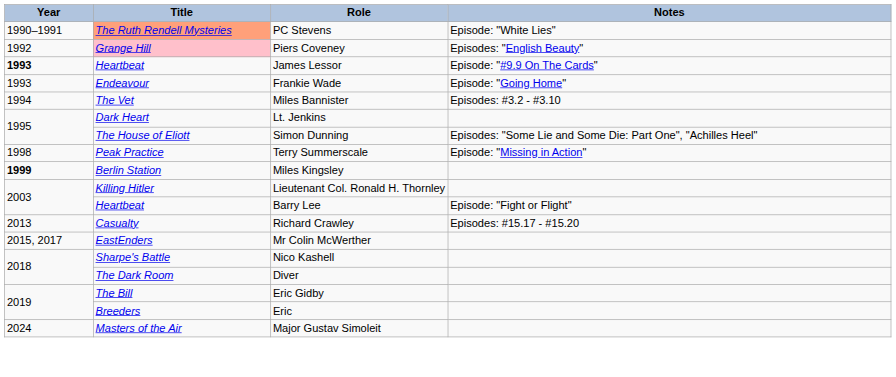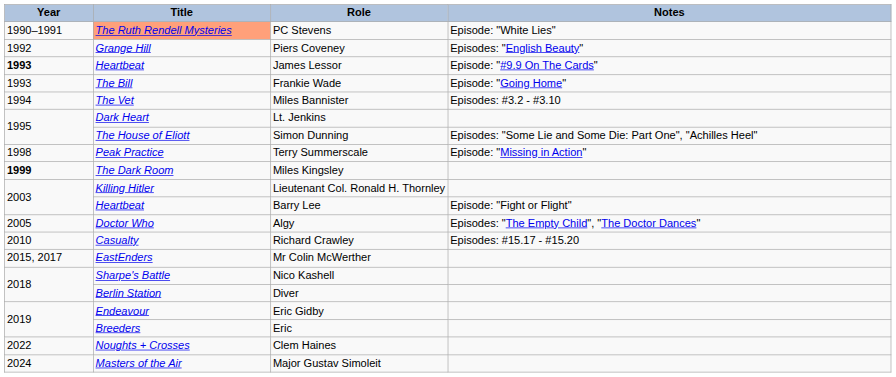(123, 48) pink background -> (123, 48) no background
(122, 83) Endeavour -> (114, 83) The Bill
(128, 170) Berlin Station -> (135, 170) The Dark Room
+ row: (284, 223)
(19, 223) 2013 -> (19, 240) 2010
(135, 275) The Dark Room -> (128, 293) Berlin Station
(114, 293) The Bill -> (122, 310) Endeavour
+ row: (304, 345)
